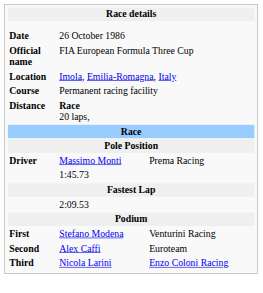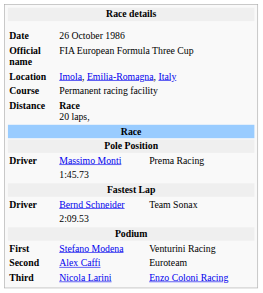+ row: (23, 204)
